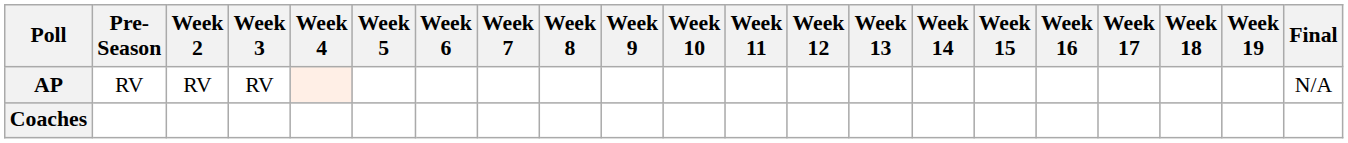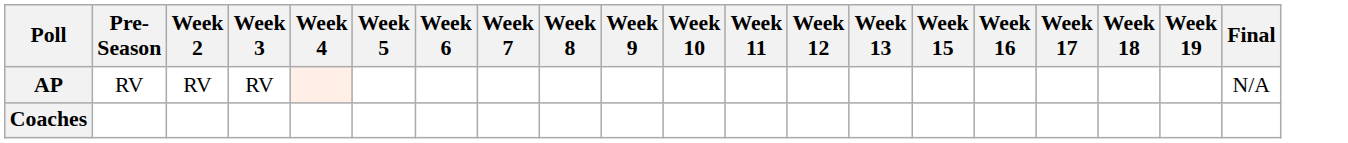- column: (943, 35)
